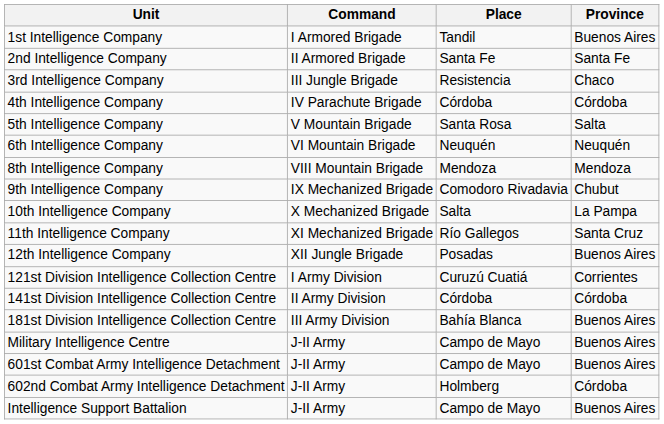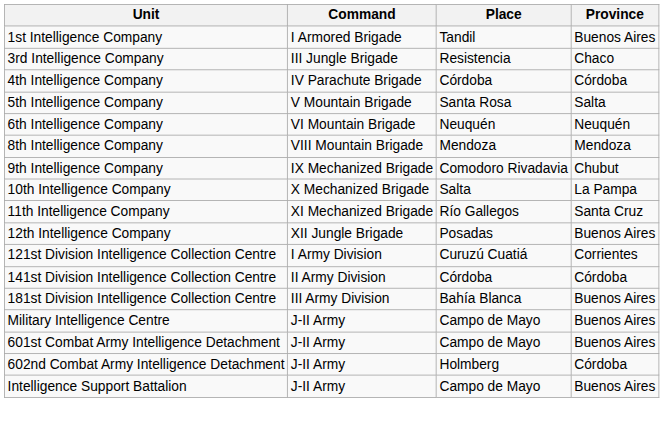- row: (87, 59)
